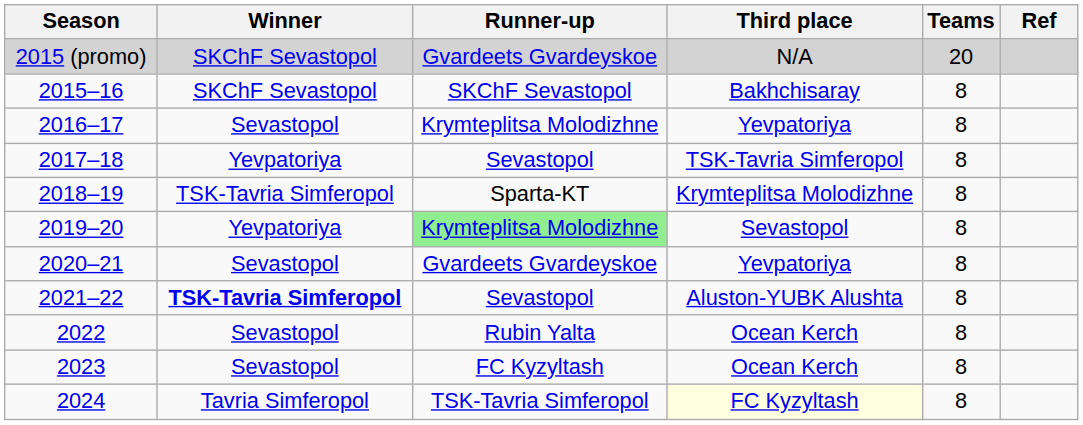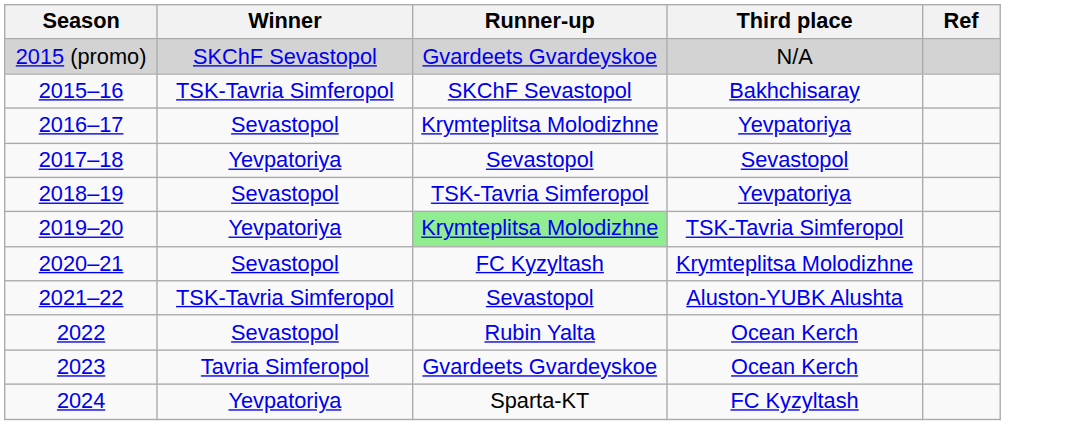- column: (961, 21)
(285, 90) SKChF Sevastopol -> (285, 90) TSK-Tavria Simferopol
(795, 159) TSK-Tavria Simferopol -> (795, 159) Sevastopol
(285, 194) TSK-Tavria Simferopol -> (285, 194) Sevastopol
(540, 194) Sparta-KT -> (540, 194) TSK-Tavria Simferopol
(795, 194) Krymteplitsa Molodizhne -> (795, 194) Yevpatoriya
(795, 228) Sevastopol -> (795, 228) TSK-Tavria Simferopol
(540, 263) Gvardeets Gvardeyskoe -> (540, 263) FC Kyzyltash
(795, 263) Yevpatoriya -> (795, 263) Krymteplitsa Molodizhne
(285, 297) bold -> (285, 297) normal
(285, 366) Sevastopol -> (285, 366) Tavria Simferopol
(540, 366) FC Kyzyltash -> (540, 366) Gvardeets Gvardeyskoe
(285, 401) Tavria Simferopol -> (285, 401) Yevpatoriya
(540, 401) TSK-Tavria Simferopol -> (540, 401) Sparta-KT
(795, 401) lightyellow background -> (795, 401) no background
